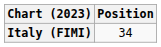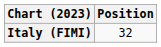(126, 33) 34 -> (126, 33) 32
